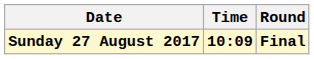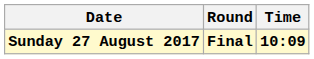columns swapped: (230, 17) <-> (283, 17)
